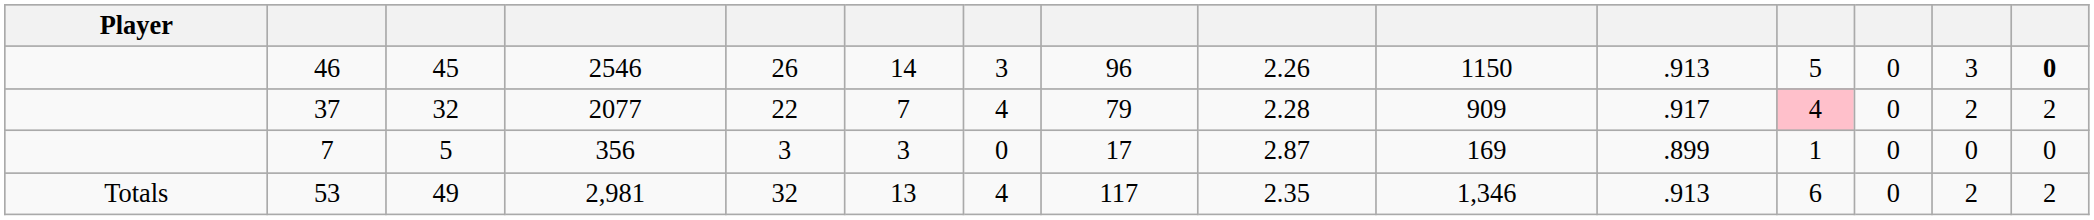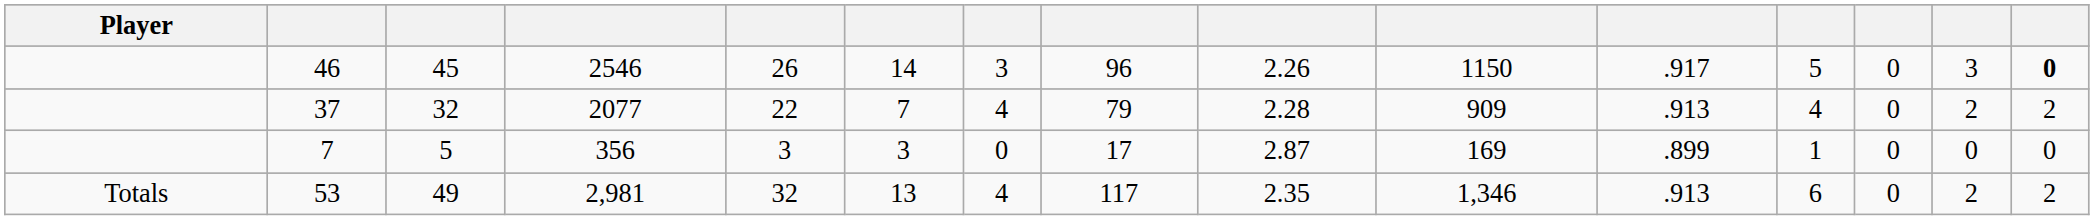(1687, 67) .913 -> (1687, 67) .917
(1687, 109) .917 -> (1687, 109) .913
(1815, 109) pink background -> (1815, 109) no background
